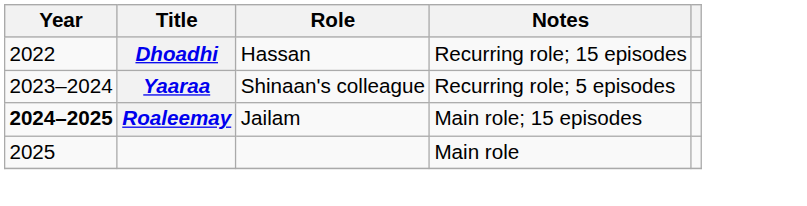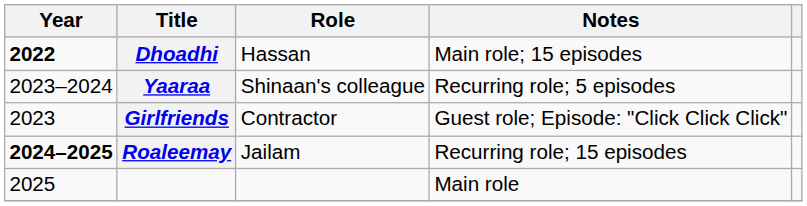(32, 53) normal -> (32, 53) bold
(561, 53) Recurring role; 15 episodes -> (538, 53) Main role; 15 episodes
+ row: (177, 119)
(538, 119) Main role; 15 episodes -> (561, 151) Recurring role; 15 episodes
